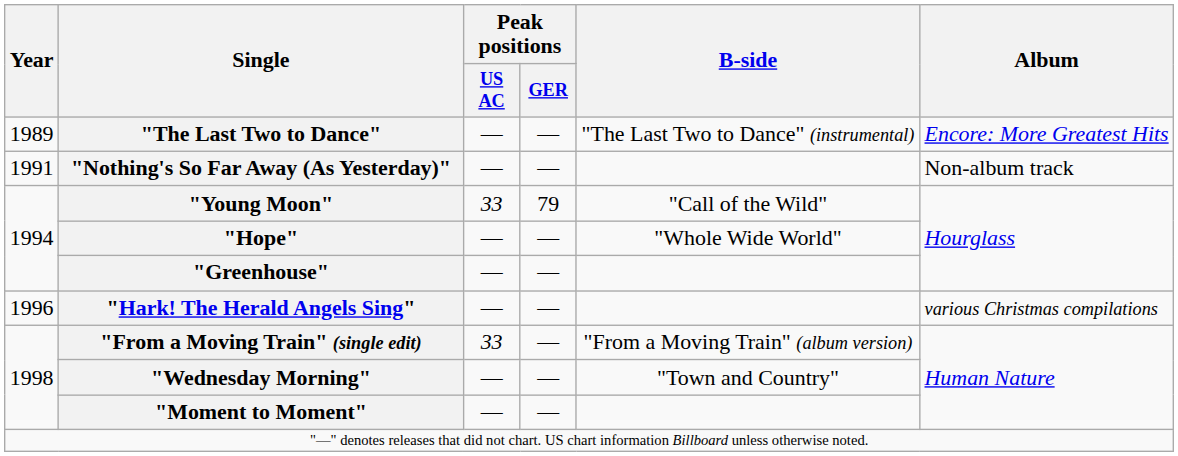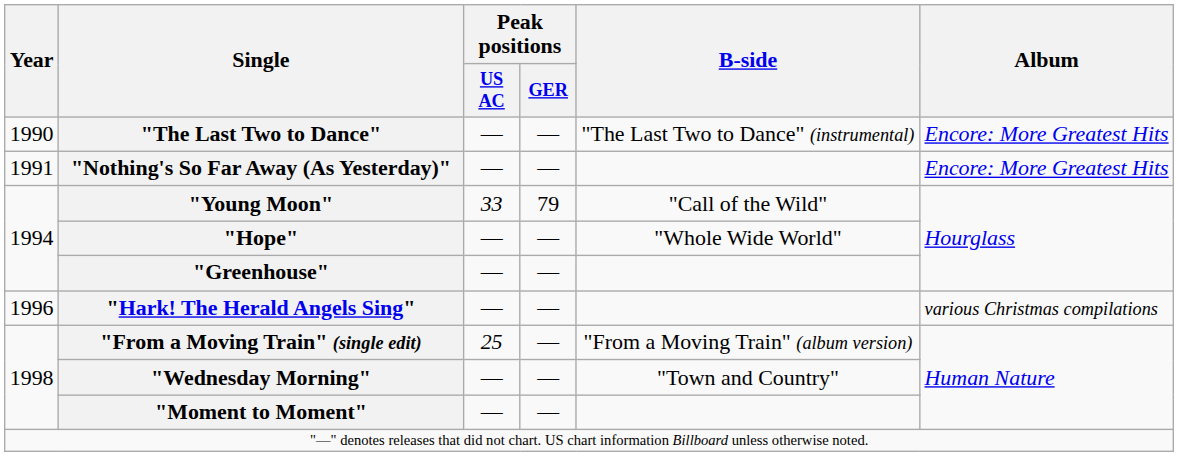(32, 133) 1989 -> (32, 133) 1990
(999, 168) Non-album track -> (1047, 168) Encore: More Greatest Hits
(492, 342) 33 -> (492, 342) 25
